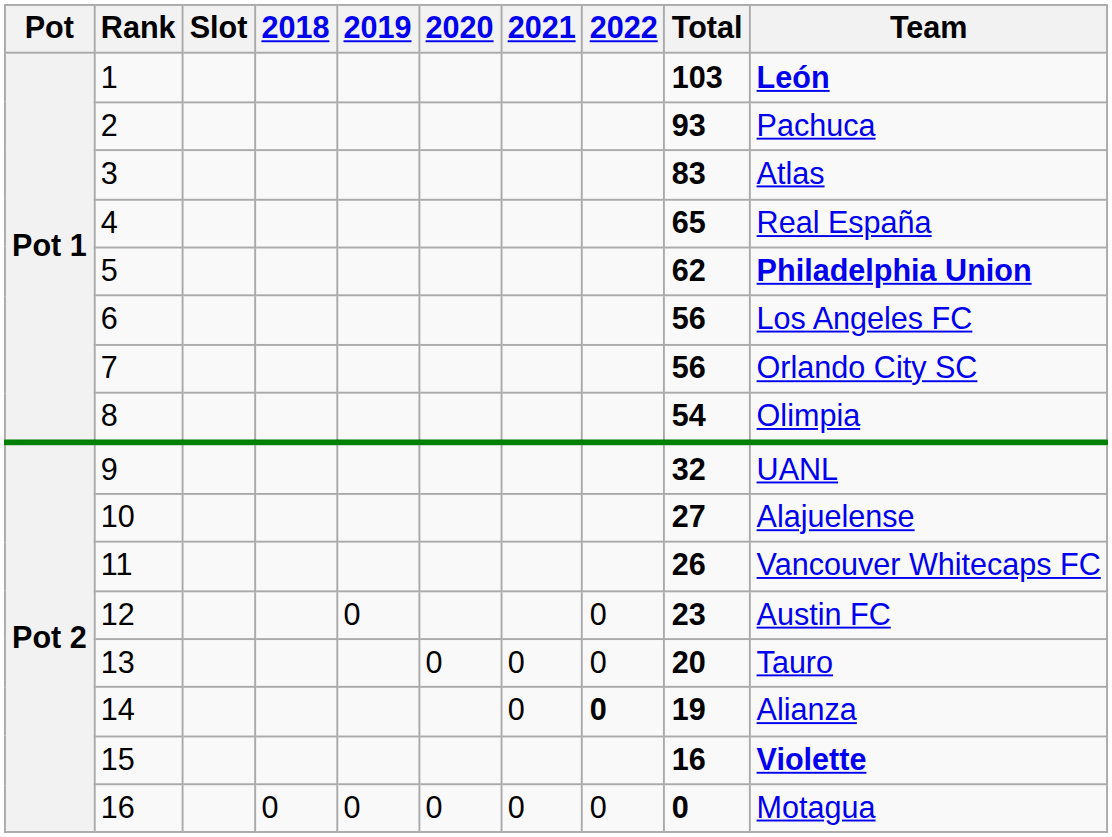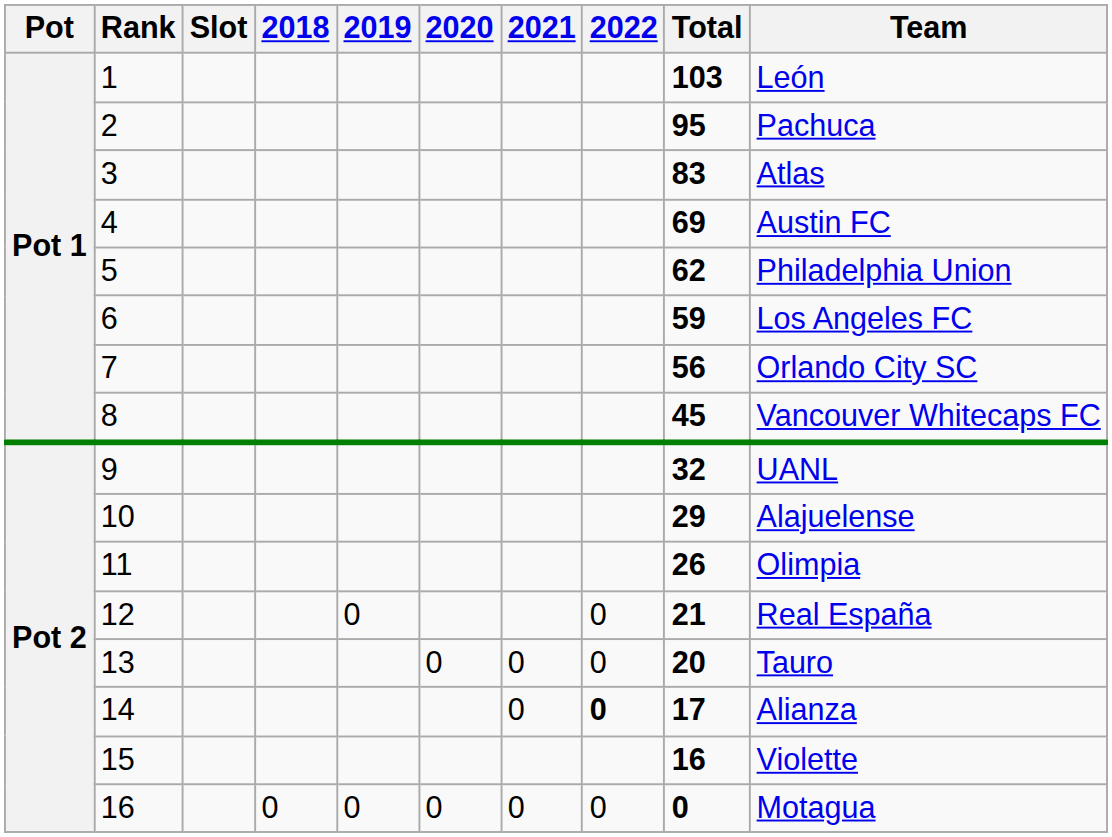(793, 77) bold -> (791, 77) normal
(689, 125) 93 -> (689, 125) 95
(689, 222) 65 -> (689, 222) 69
(844, 222) Real España -> (824, 222) Austin FC
(894, 271) bold -> (884, 271) normal
(689, 319) 56 -> (689, 319) 59
(689, 416) 54 -> (689, 416) 45
(808, 416) Olimpia -> (929, 416) Vancouver Whitecaps FC
(689, 517) 27 -> (689, 517) 29
(929, 565) Vancouver Whitecaps FC -> (808, 565) Olimpia
(689, 614) 23 -> (689, 614) 21
(824, 614) Austin FC -> (844, 614) Real España
(689, 711) 19 -> (689, 711) 17
(812, 759) bold -> (807, 759) normal
